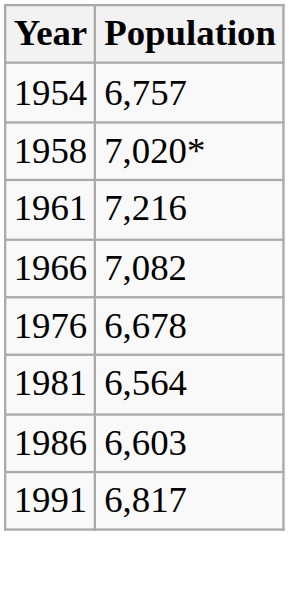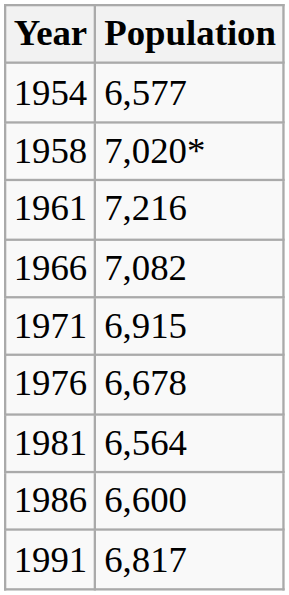(146, 92) 6,757 -> (146, 92) 6,577
+ row: (50, 325)
(146, 442) 6,603 -> (146, 500) 6,600
